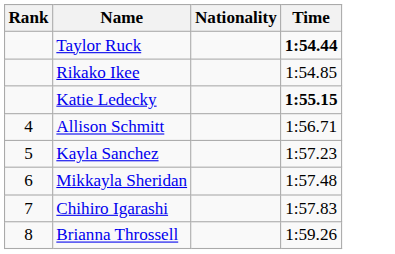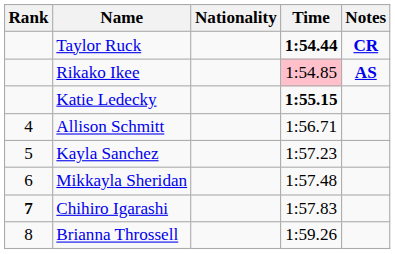+ column: (366, 18)
(311, 72) no background -> (311, 72) pink background
(28, 208) normal -> (28, 208) bold
